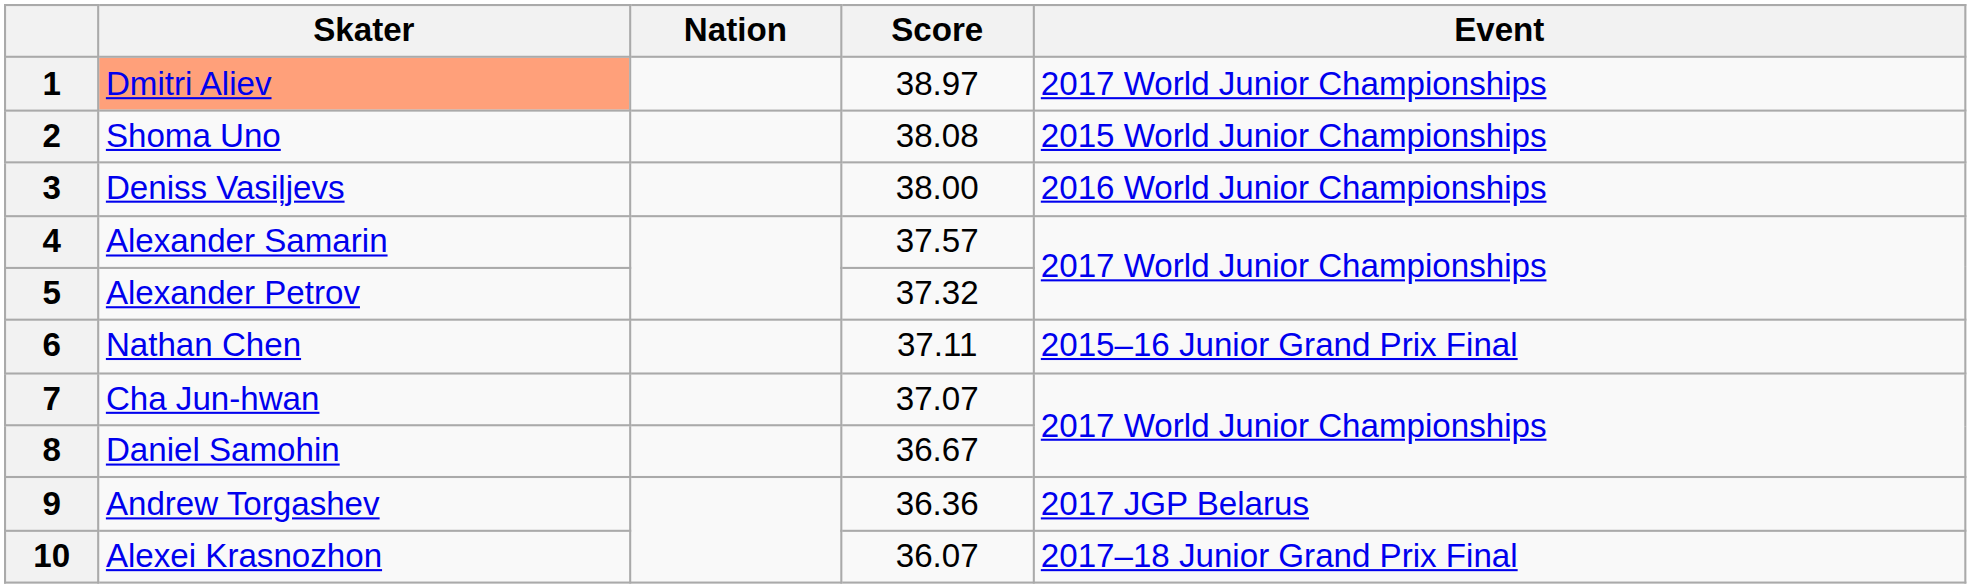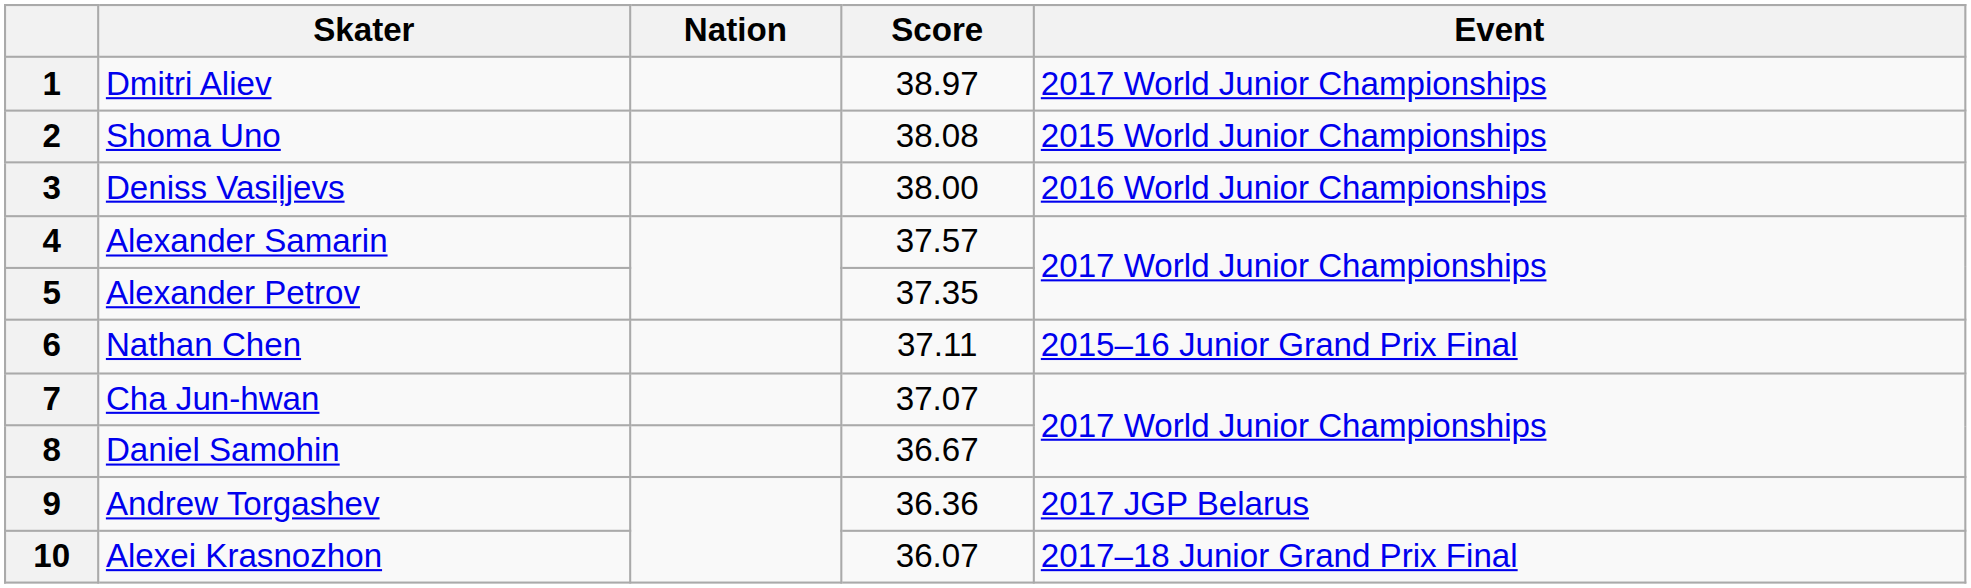(189, 83) lightsalmon background -> (189, 83) no background
(937, 293) 37.32 -> (937, 293) 37.35
